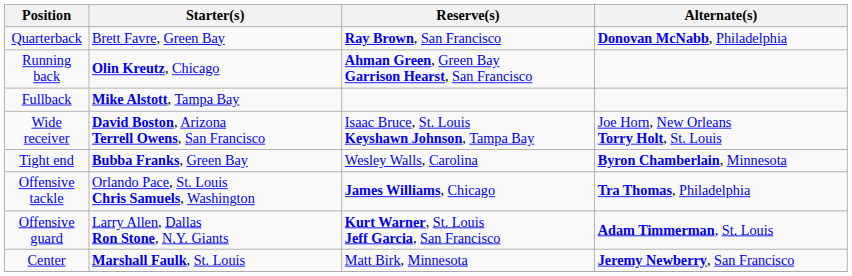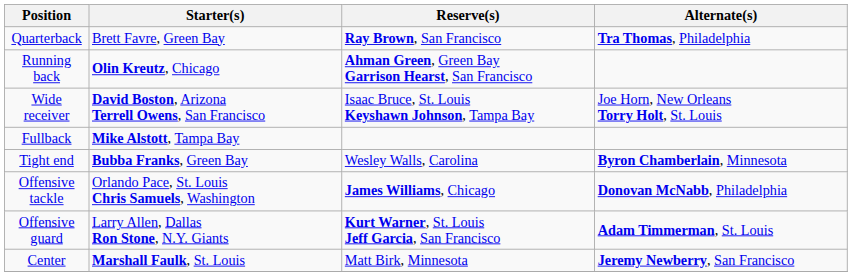(692, 38) Donovan McNabb, Philadelphia -> (674, 38) Tra Thomas, Philadelphia
rows swapped: (47, 99) <-> (47, 130)
(674, 191) Tra Thomas, Philadelphia -> (692, 191) Donovan McNabb, Philadelphia
